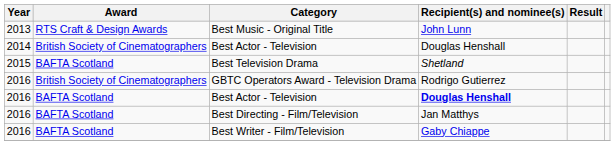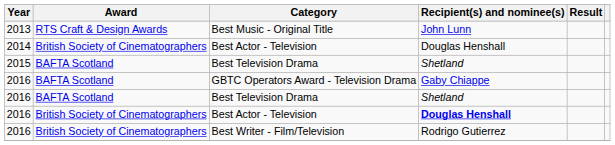(121, 81) British Society of Cinematographers -> (75, 81) BAFTA Scotland
(463, 81) Rodrigo Gutierrez -> (455, 81) Gaby Chiappe
+ row: (19, 98)
(75, 98) BAFTA Scotland -> (121, 115) British Society of Cinematographers
- row: (19, 115)
(75, 132) BAFTA Scotland -> (121, 132) British Society of Cinematographers
(455, 132) Gaby Chiappe -> (463, 132) Rodrigo Gutierrez
